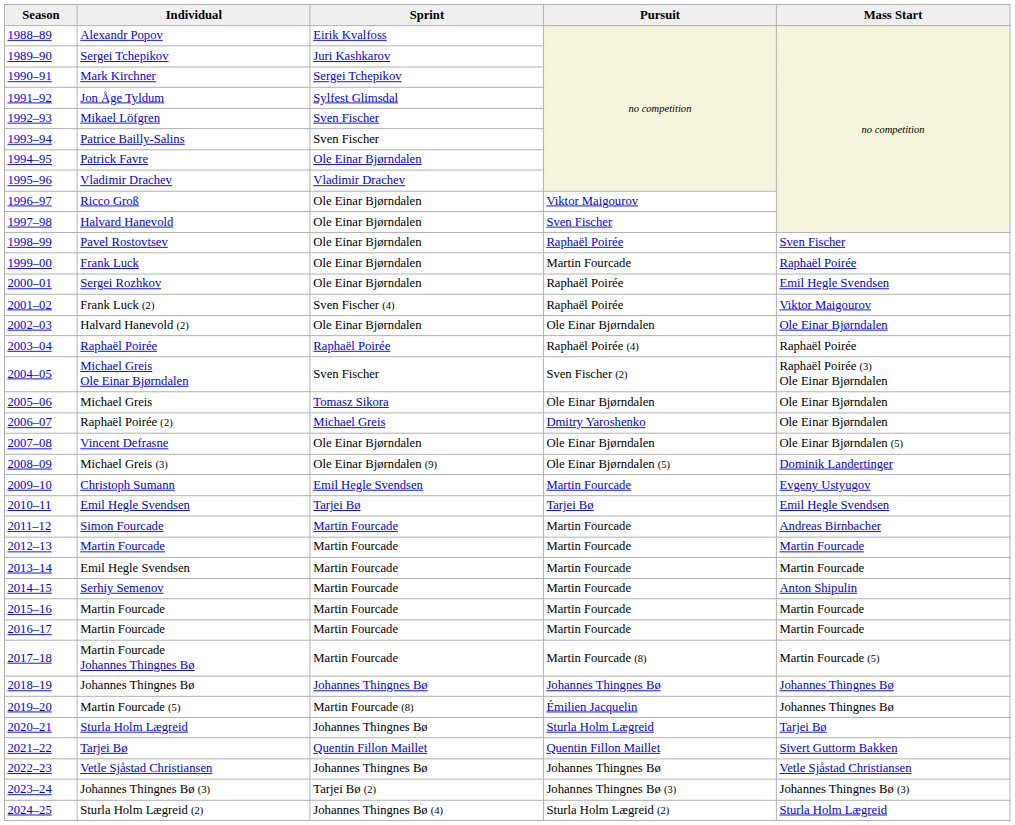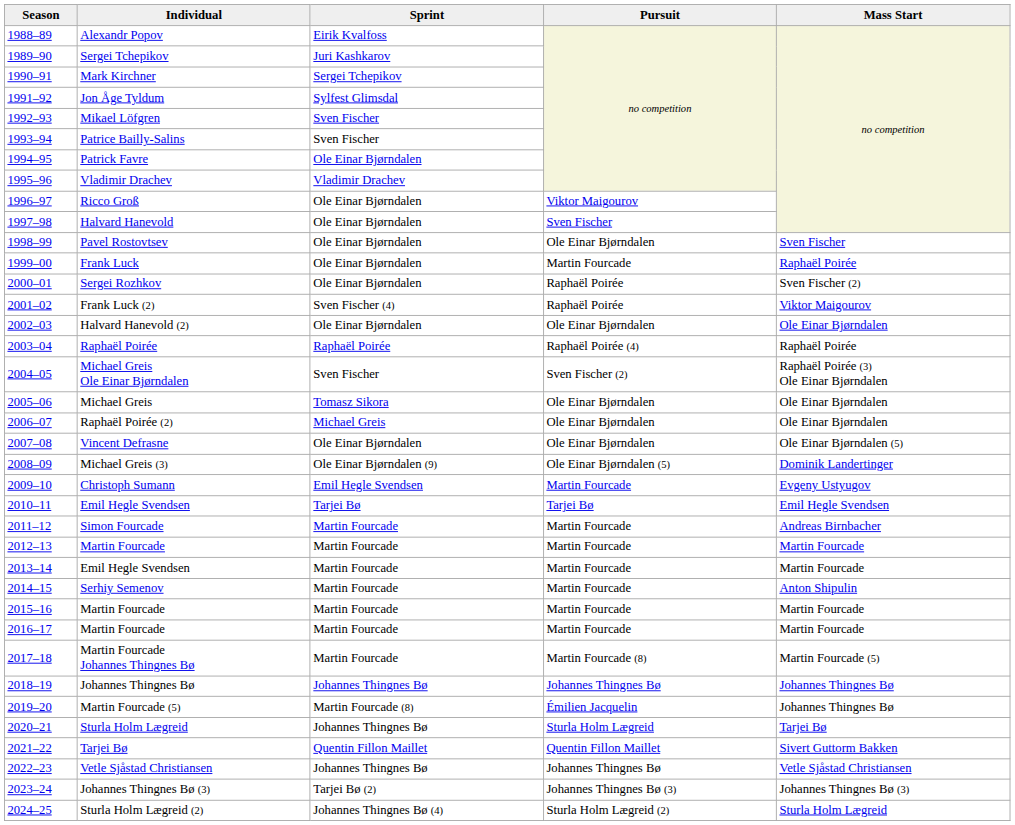(585, 242) Raphaël Poirée -> (600, 242) Ole Einar Bjørndalen
(834, 283) Emil Hegle Svendsen -> (820, 283) Sven Fischer (2)
(596, 422) Dmitry Yaroshenko -> (600, 422) Ole Einar Bjørndalen
